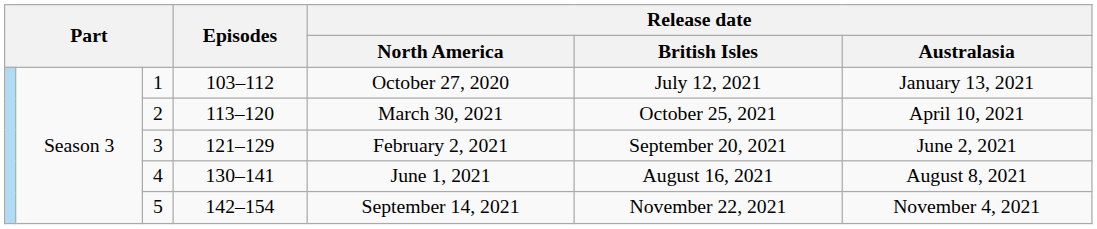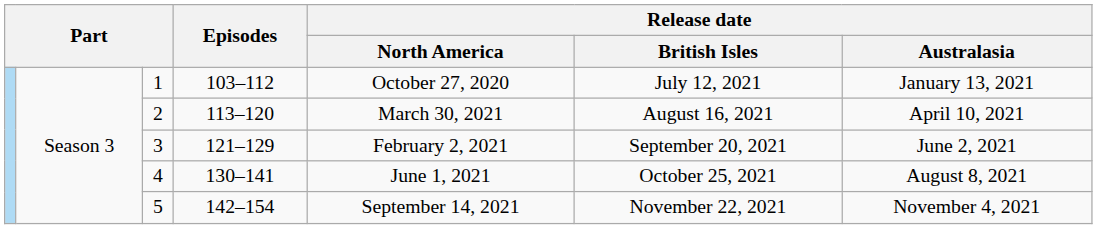(708, 113) October 25, 2021 -> (708, 113) August 16, 2021
(708, 176) August 16, 2021 -> (708, 176) October 25, 2021
